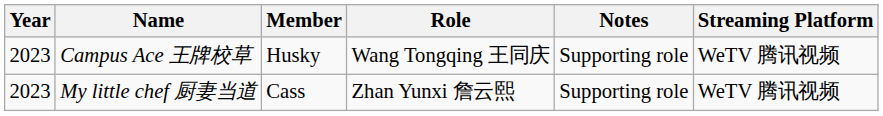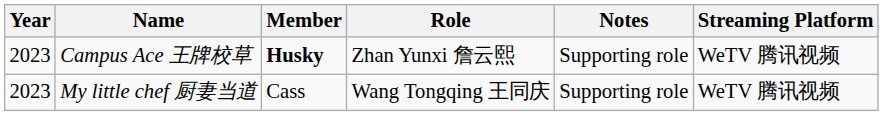(293, 55) normal -> (295, 55) bold
(451, 54) Wang Tongqing 王同庆 -> (433, 54) Zhan Yunxi 詹云熙
(433, 91) Zhan Yunxi 詹云熙 -> (451, 91) Wang Tongqing 王同庆
